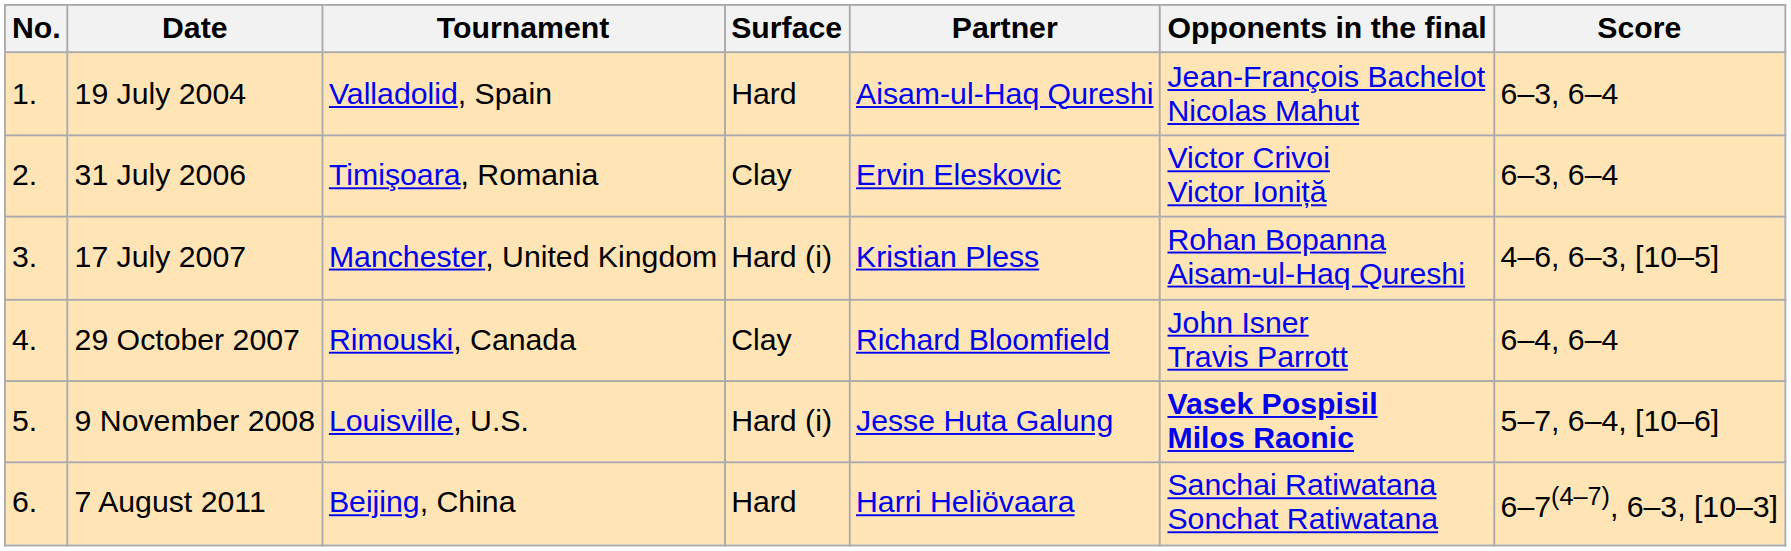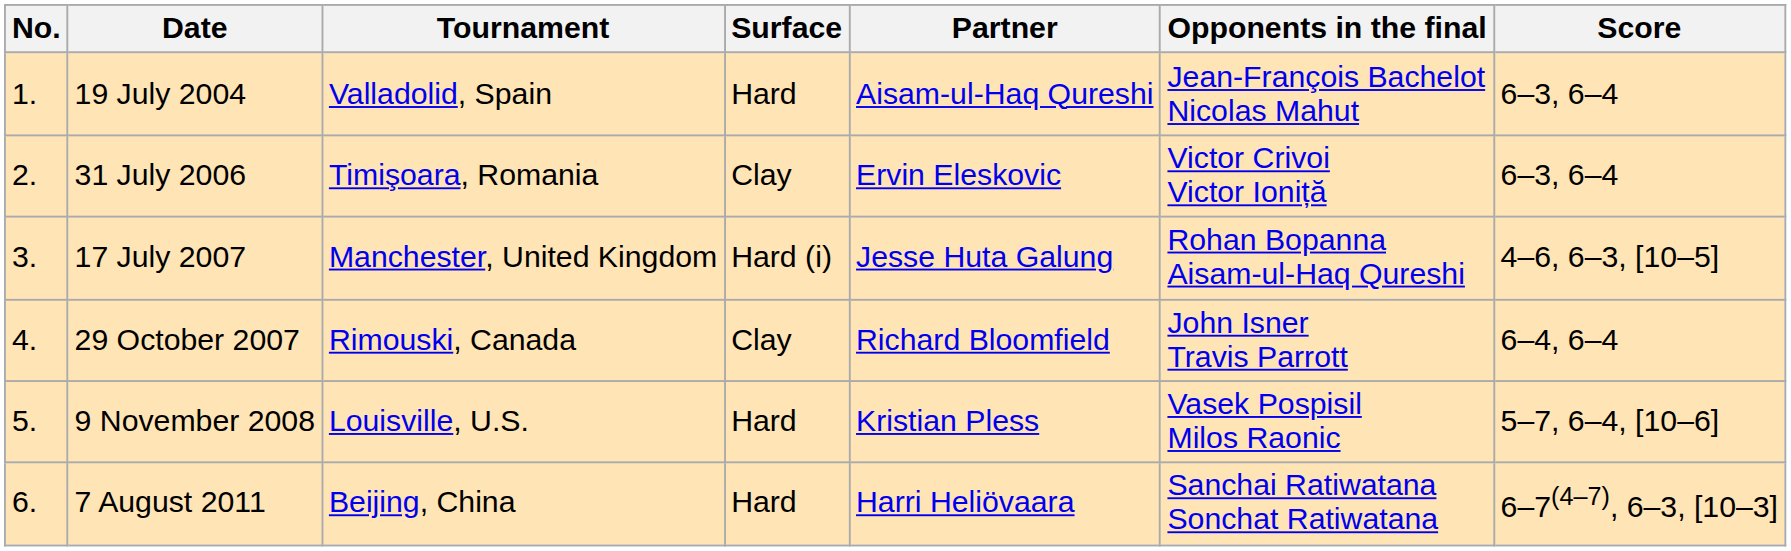(948, 257) Kristian Pless -> (985, 257) Jesse Huta Galung
(782, 421) Hard (i) -> (764, 421) Hard
(985, 421) Jesse Huta Galung -> (948, 421) Kristian Pless
(1273, 421) bold -> (1265, 421) normal
